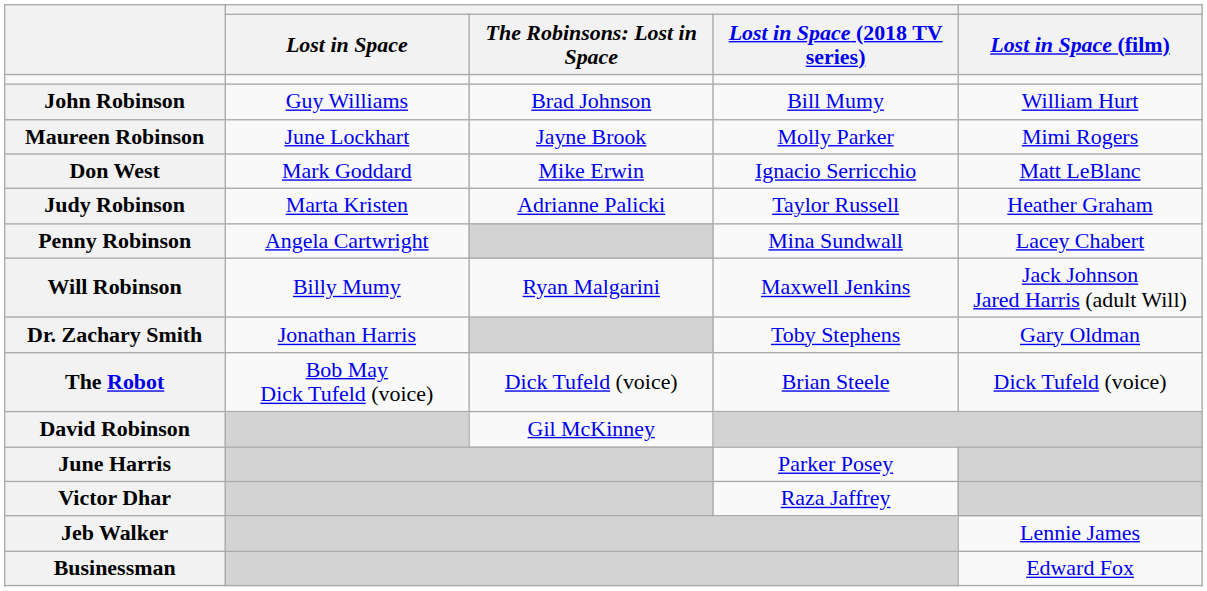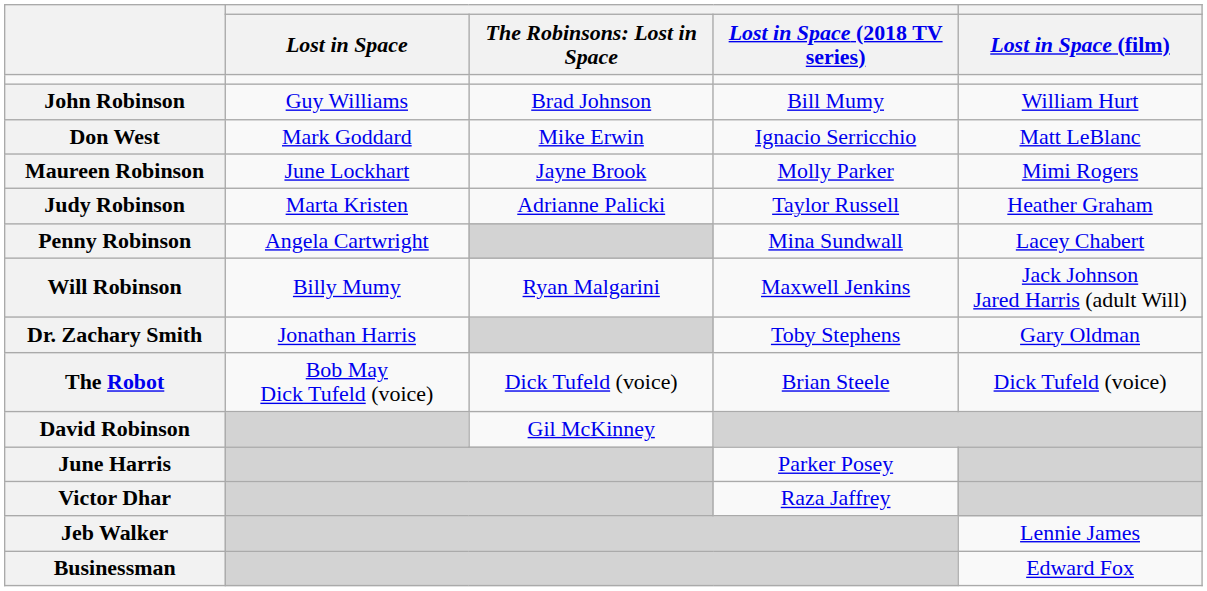rows swapped: (115, 136) <-> (115, 171)
